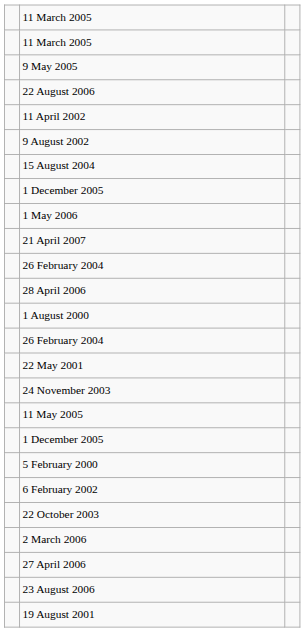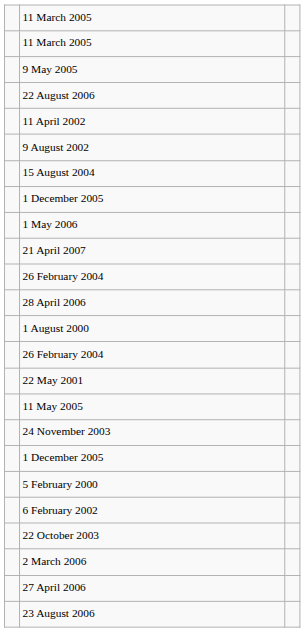rows swapped: (12, 390) <-> (12, 415)
- row: (12, 614)
